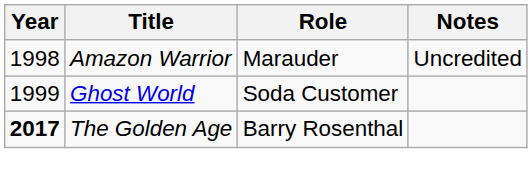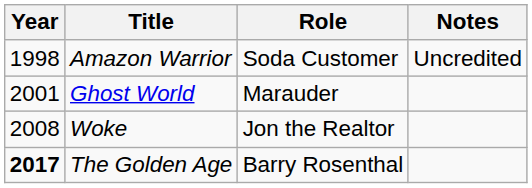(291, 57) Marauder -> (320, 57) Soda Customer
(35, 93) 1999 -> (35, 93) 2001
(320, 93) Soda Customer -> (291, 93) Marauder
+ row: (99, 128)
